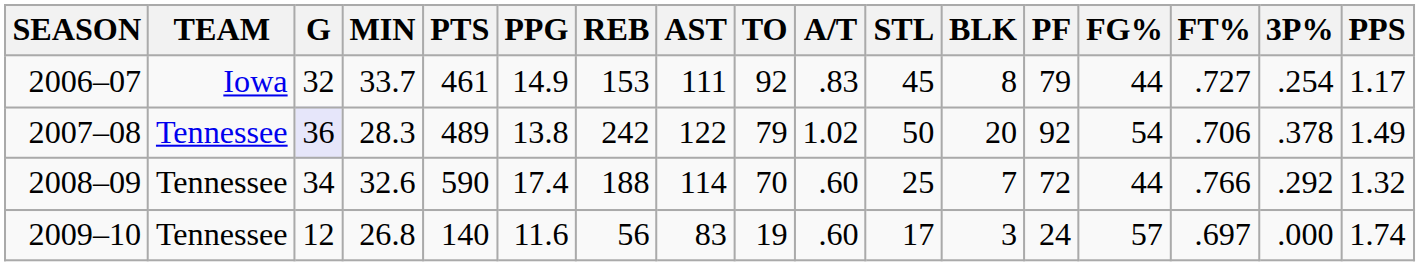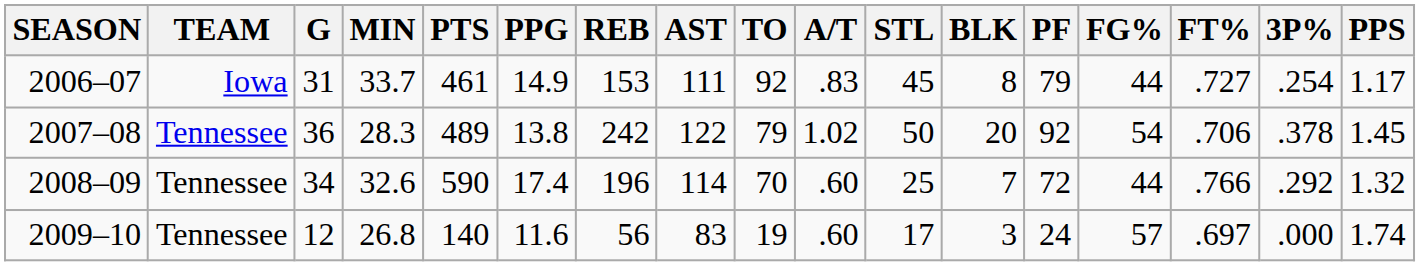(319, 81) 32 -> (319, 81) 31
(319, 132) lavender background -> (319, 132) no background
(1377, 132) 1.49 -> (1377, 132) 1.45
(625, 183) 188 -> (625, 183) 196
